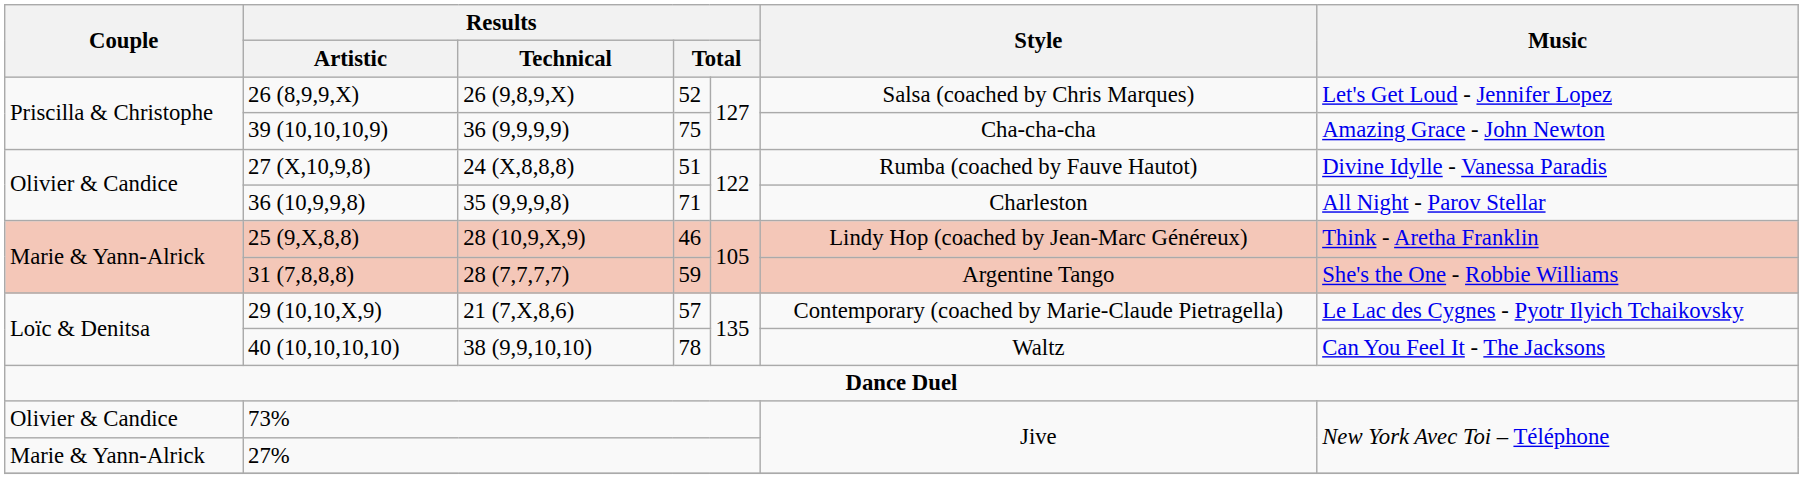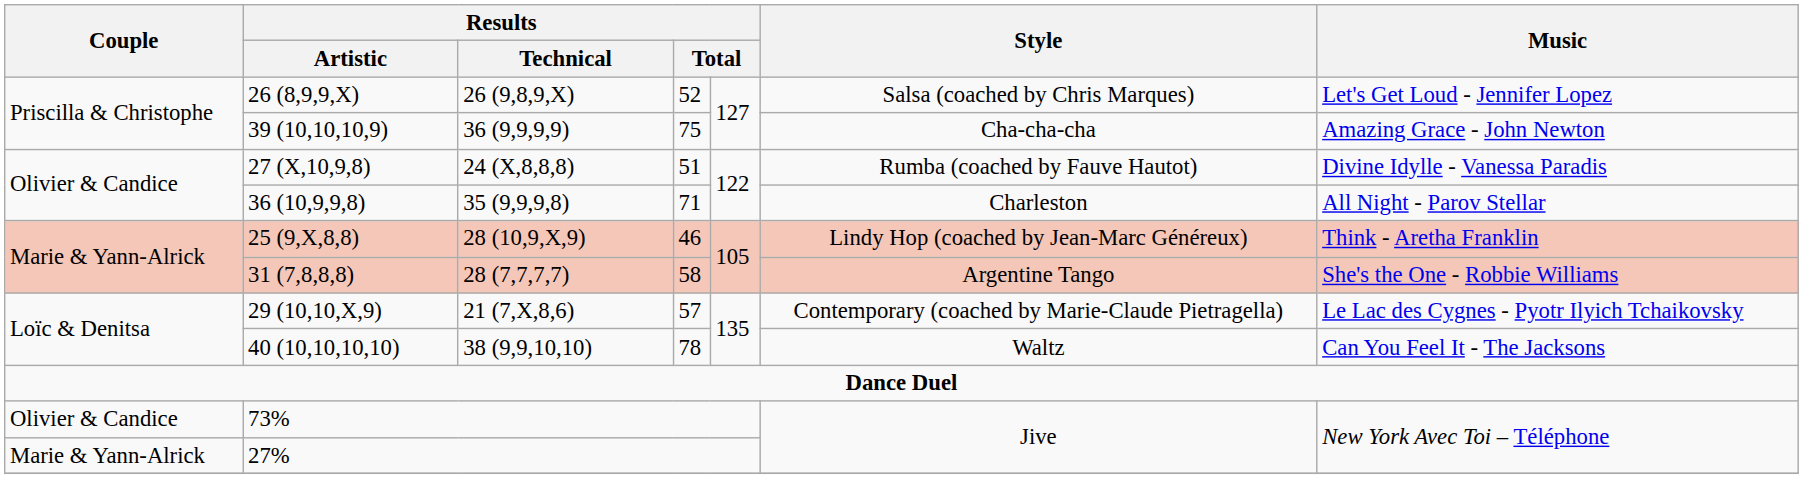(690, 274) 59 -> (690, 274) 58
